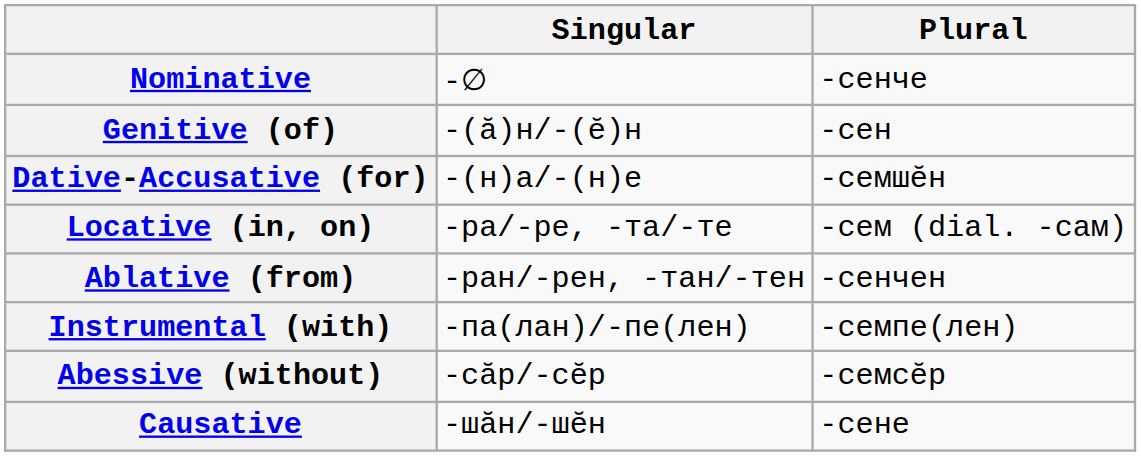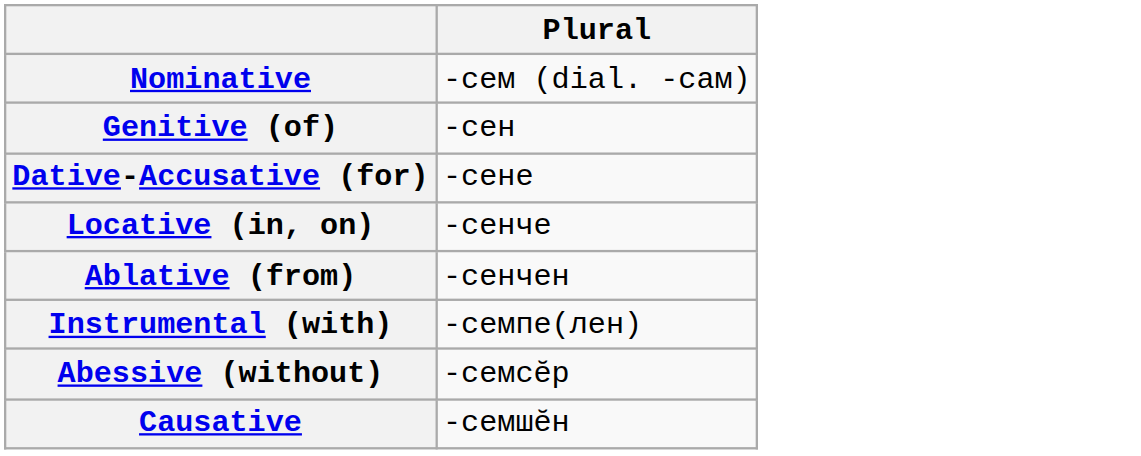- column: (624, 30)
(874, 80) -сенче -> (597, 79) -сем (dial. -сам)
(883, 180) -семшӗн -> (488, 177) -сене
(973, 229) -сем (dial. -сам) -> (497, 226) -сенче
(865, 425) -сене -> (506, 423) -семшӗн
